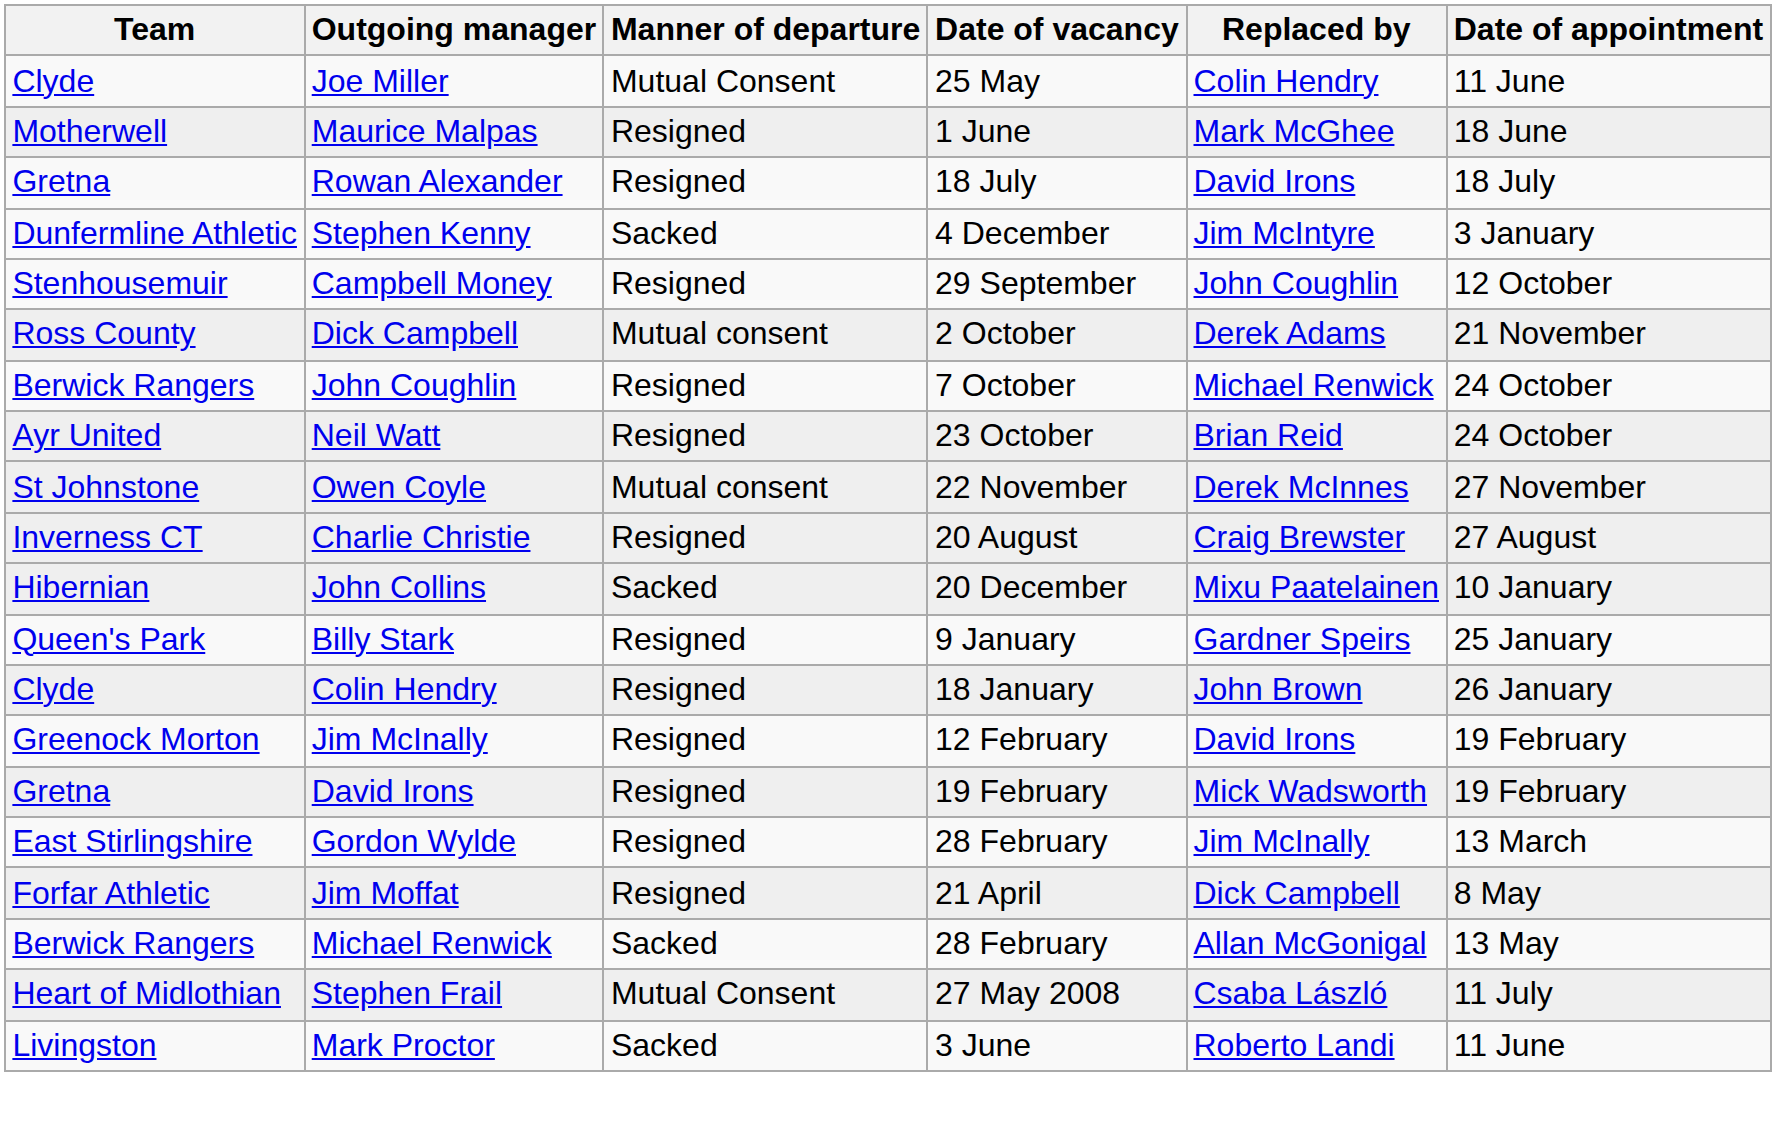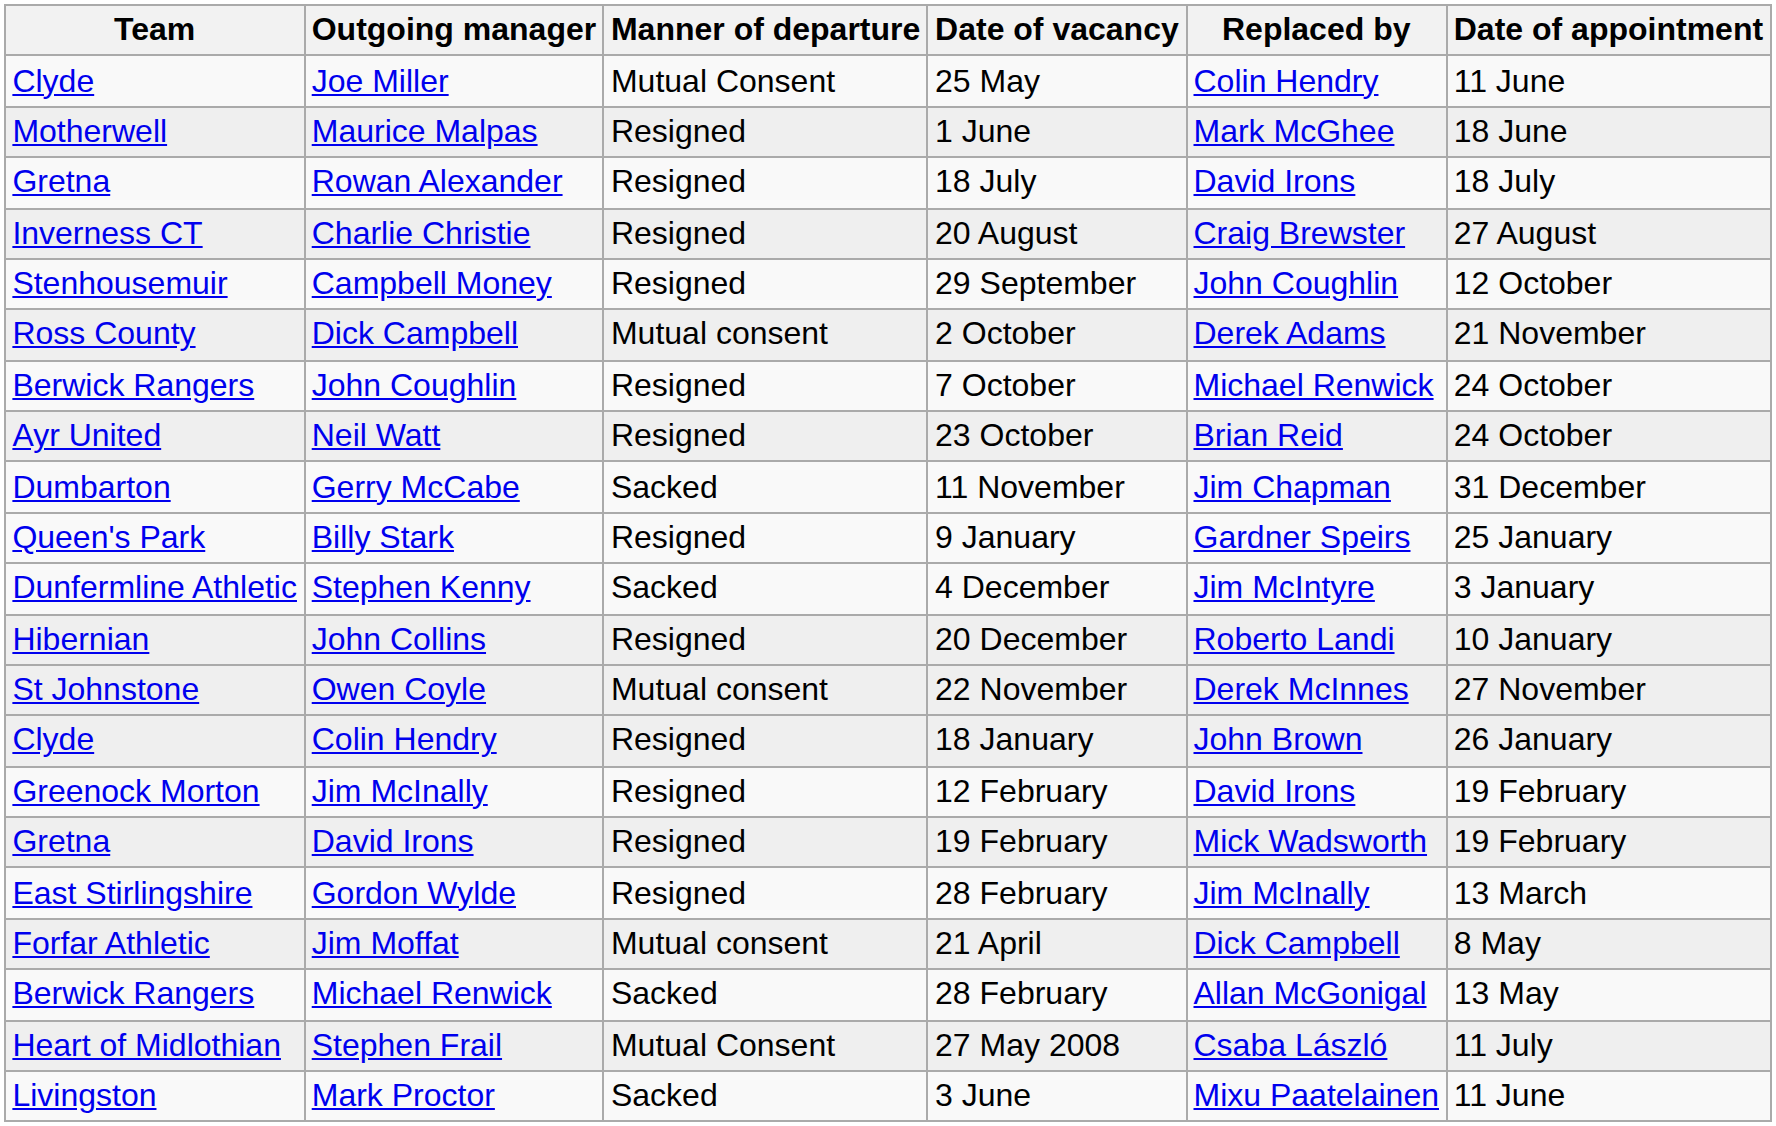rows swapped: (421, 537) <-> (421, 232)
+ row: (416, 486)
rows swapped: (399, 486) <-> (383, 638)
(664, 588) Sacked -> (679, 638) Resigned
(1316, 588) Mixu Paatelainen -> (1294, 638) Roberto Landi
(679, 892) Resigned -> (719, 943) Mutual consent
(1294, 1044) Roberto Landi -> (1316, 1095) Mixu Paatelainen
